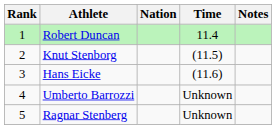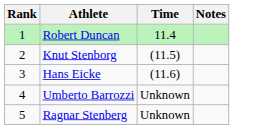- column: (158, 14)
